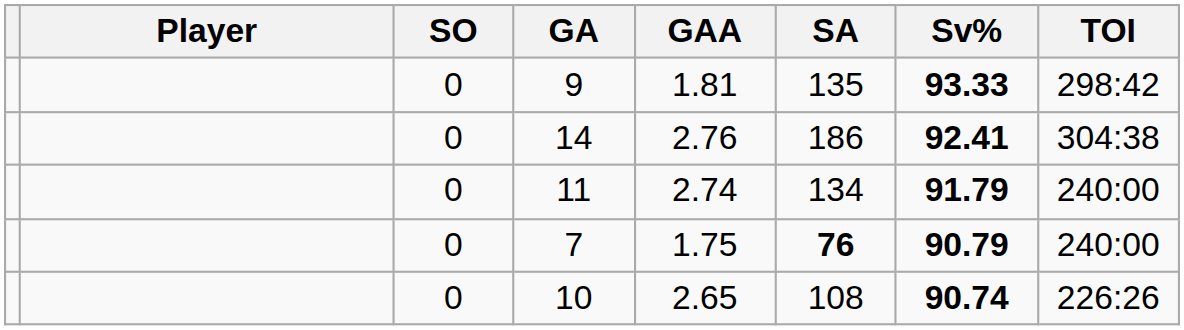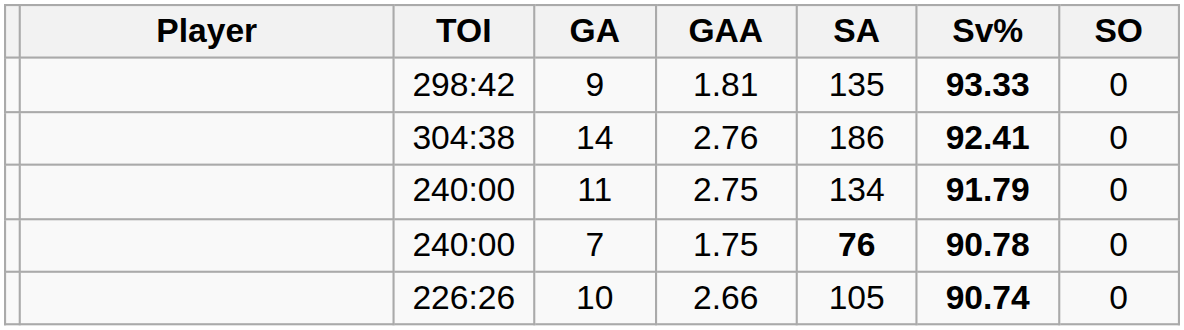columns swapped: (1108, 31) <-> (453, 31)
(705, 191) 2.74 -> (726, 191) 2.75
(967, 244) 90.79 -> (988, 244) 90.78
(705, 297) 2.65 -> (726, 297) 2.66
(836, 297) 108 -> (857, 297) 105
